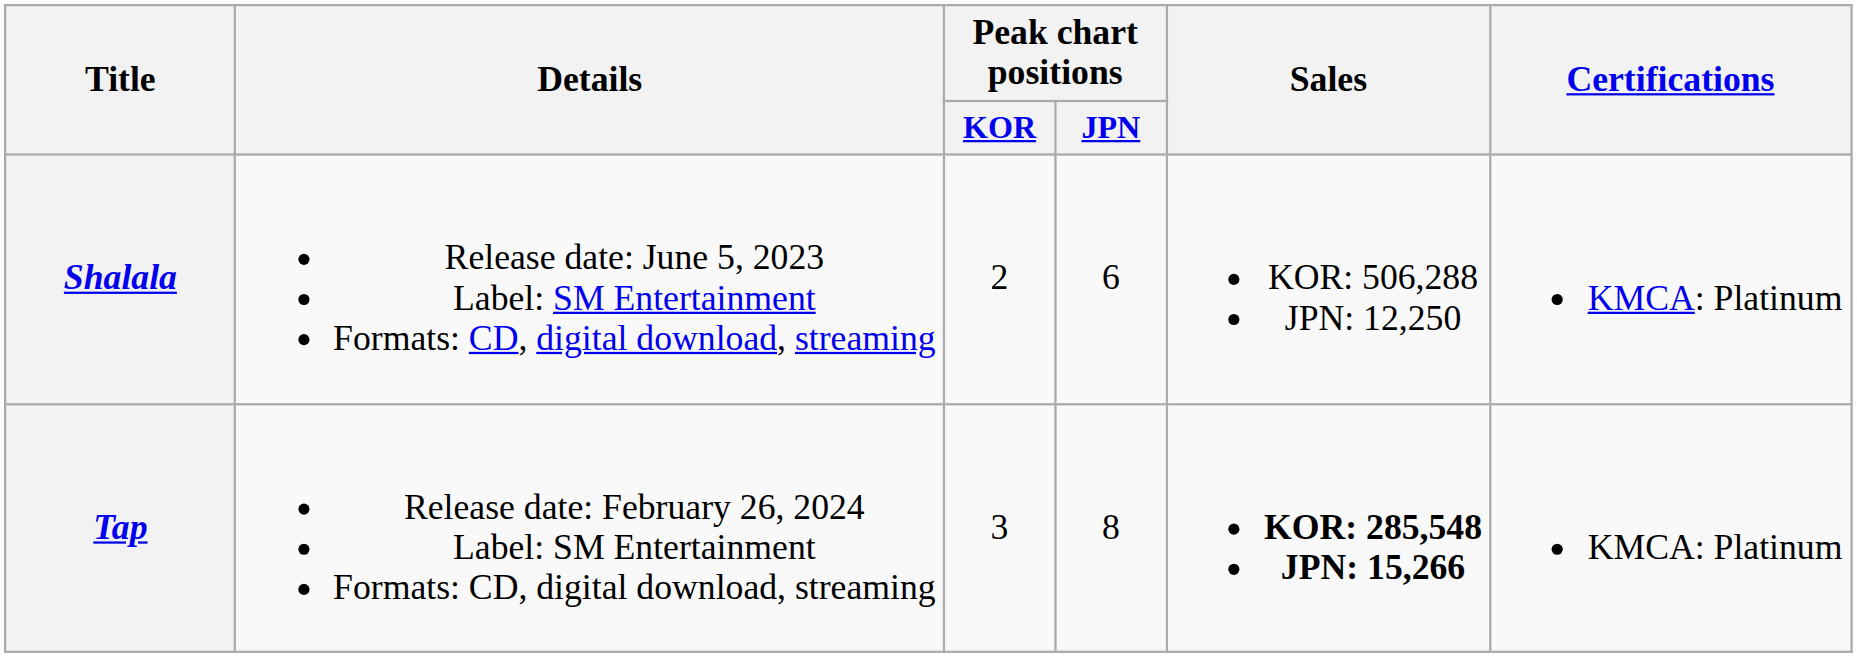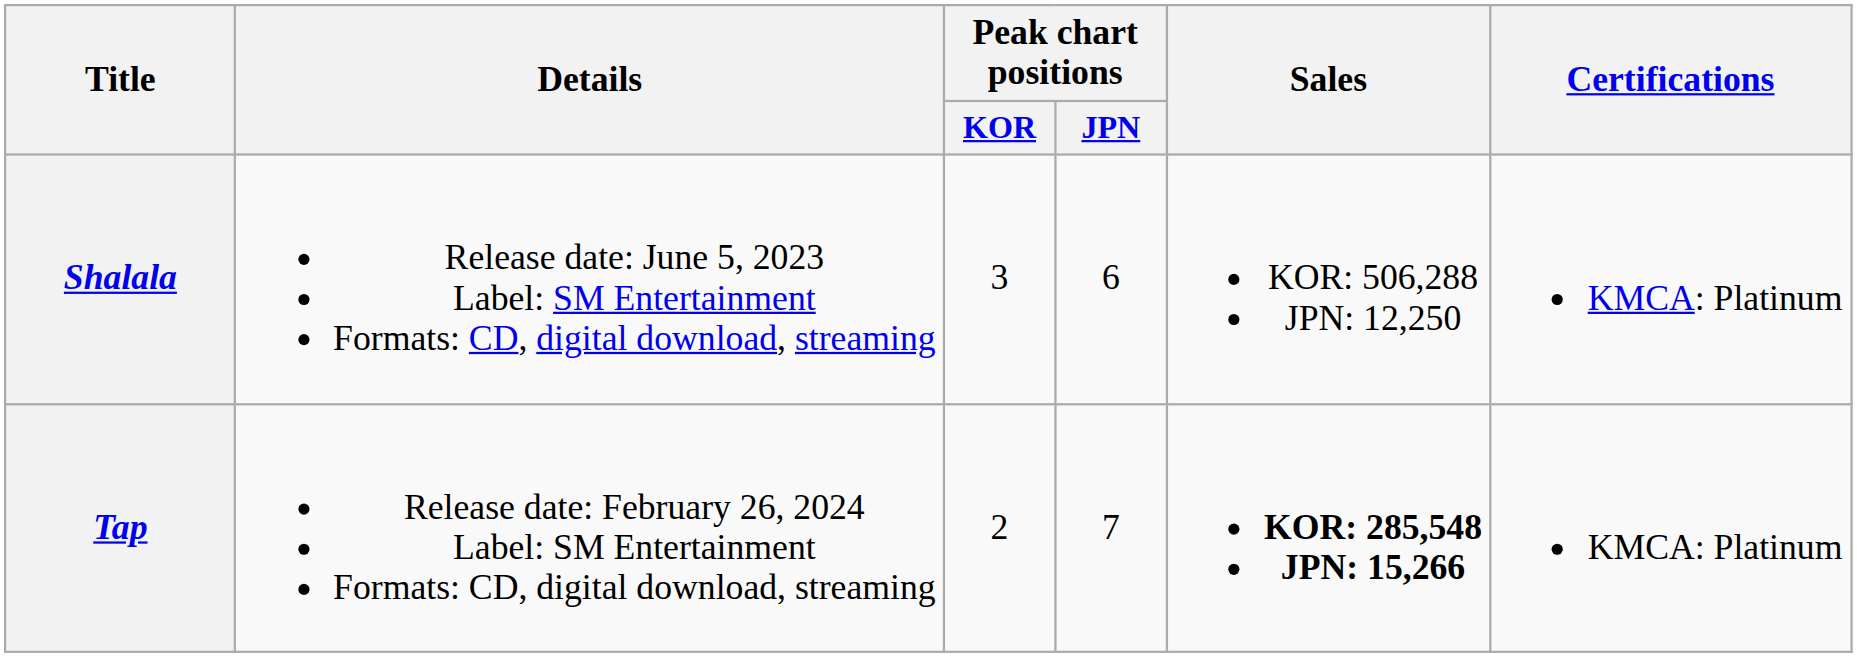(1000, 278) 2 -> (1000, 278) 3
(1000, 526) 3 -> (1000, 526) 2
(1111, 526) 8 -> (1111, 526) 7
